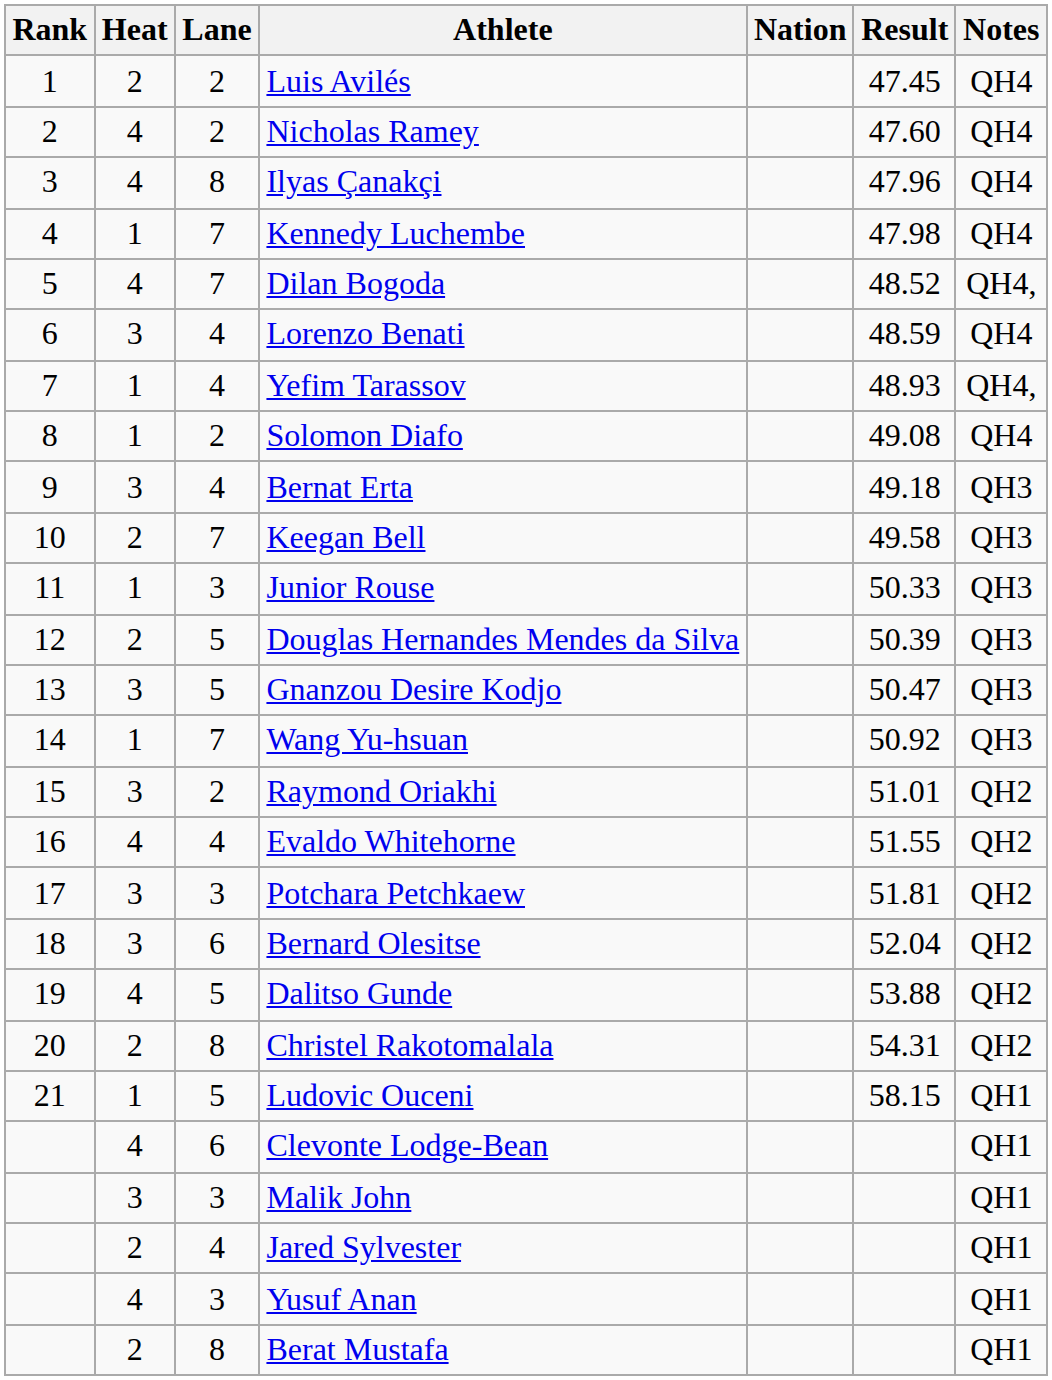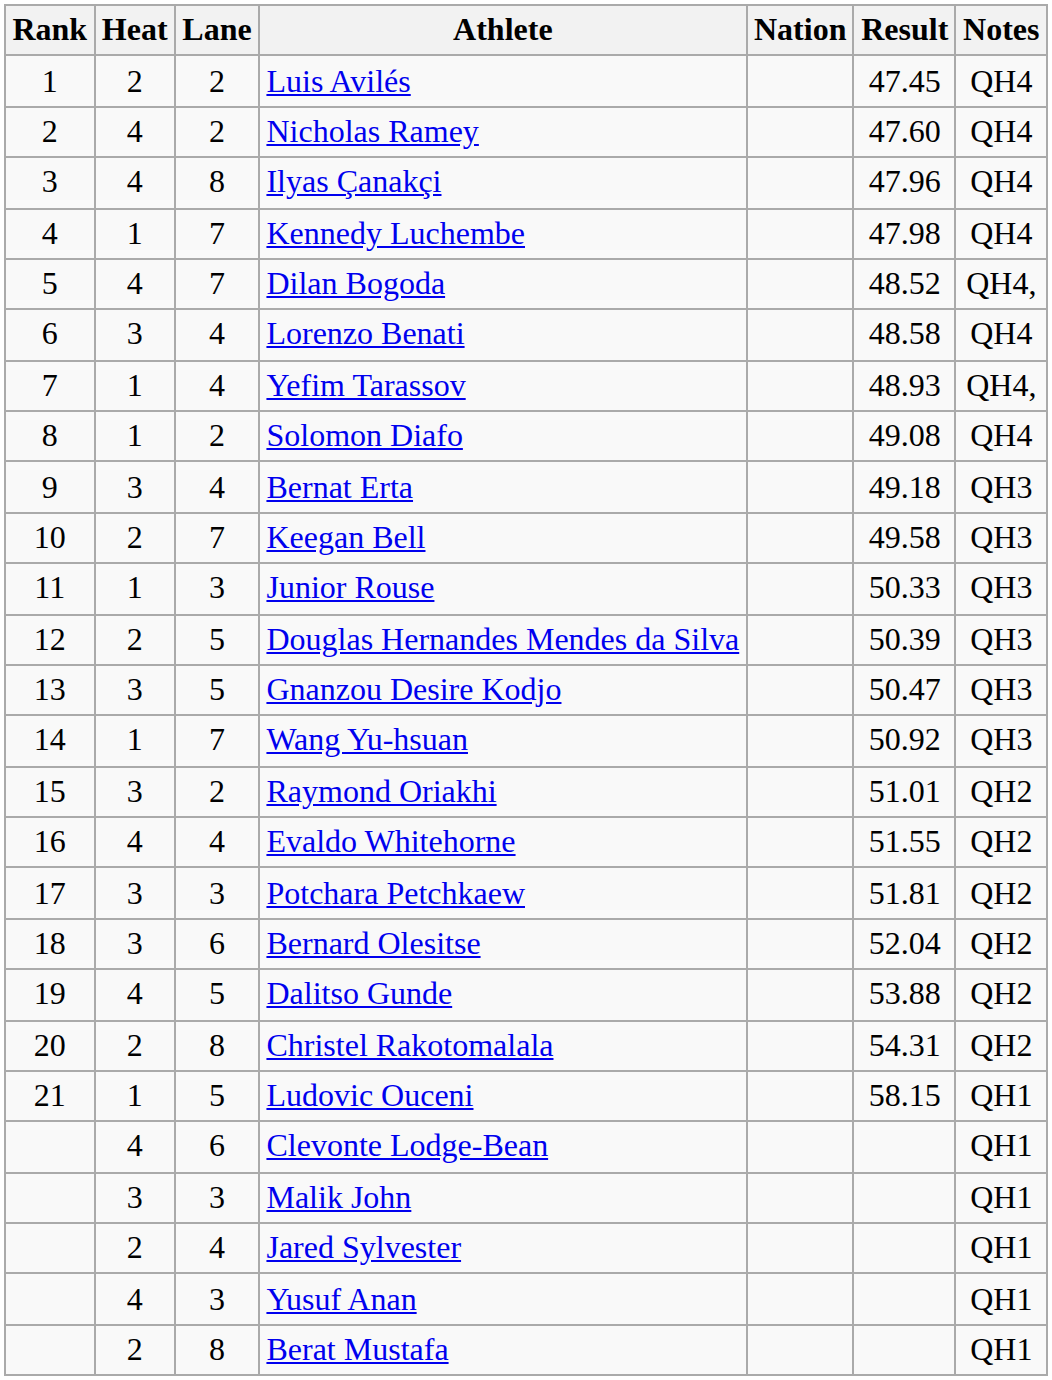(905, 334) 48.59 -> (905, 334) 48.58
